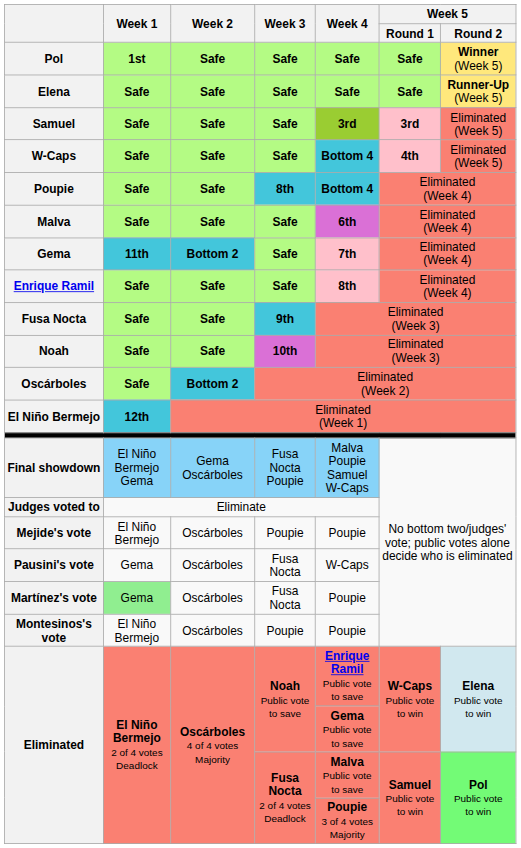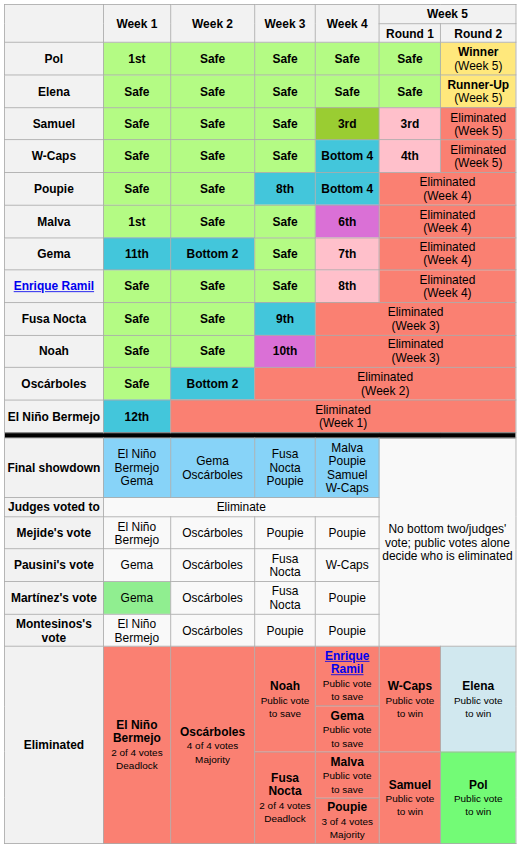(137, 222) Safe -> (137, 222) 1st
